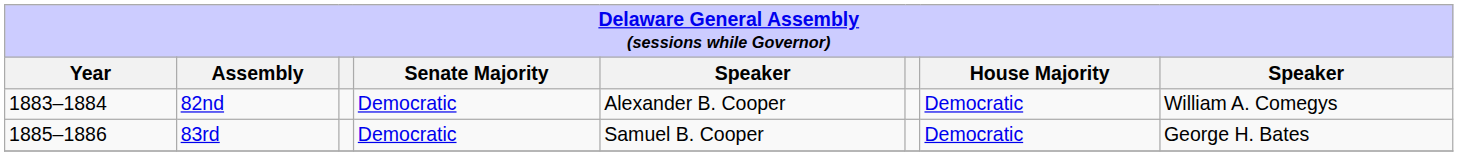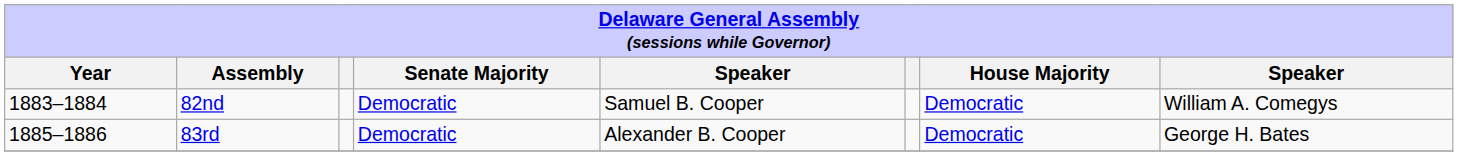(695, 103) Alexander B. Cooper -> (684, 103) Samuel B. Cooper
(684, 134) Samuel B. Cooper -> (695, 134) Alexander B. Cooper
